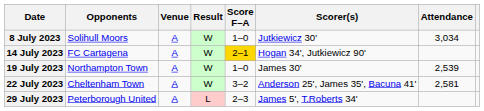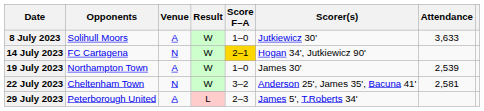(447, 38) 3,034 -> (447, 38) 3,633
(175, 53) A -> (175, 53) N
(175, 83) A -> (175, 83) N
